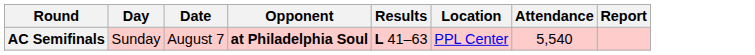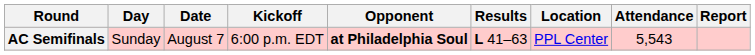+ column: (277, 16)
(554, 39) 5,540 -> (654, 39) 5,543
